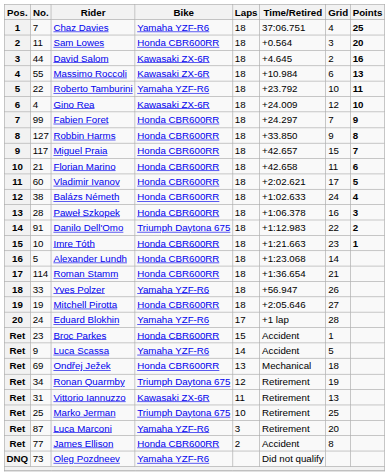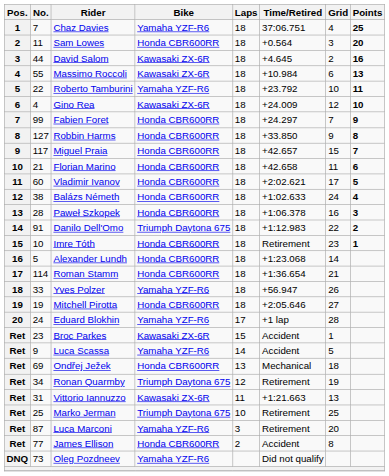(284, 243) +1:21.663 -> (286, 243) Retirement
(178, 336) Honda CBR600RR -> (173, 336) Kawasaki ZX-6R
(286, 397) Retirement -> (284, 397) +1:21.663
